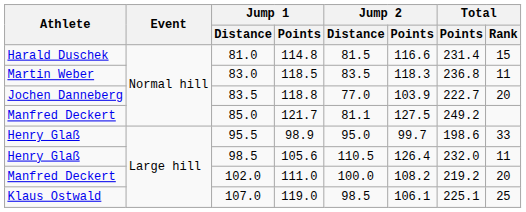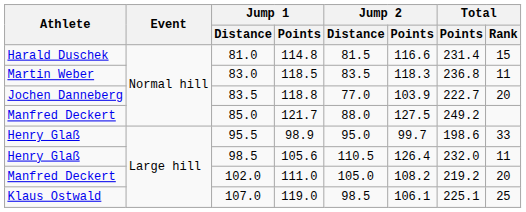(356, 116) 81.1 -> (356, 116) 88.0
(356, 176) 100.0 -> (356, 176) 105.0
